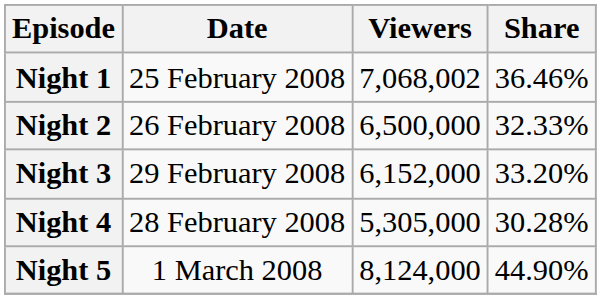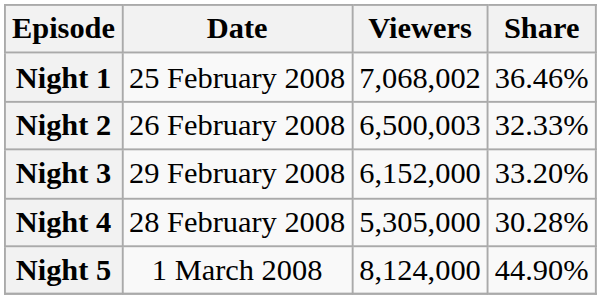(420, 125) 6,500,000 -> (420, 125) 6,500,003
